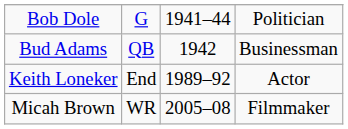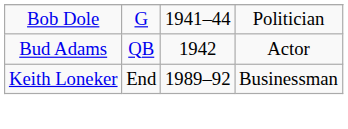(289, 49) Businessman -> (289, 49) Actor
(289, 78) Actor -> (289, 78) Businessman
- row: (63, 108)
